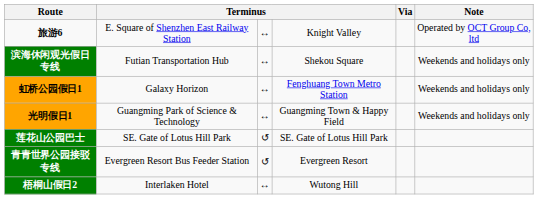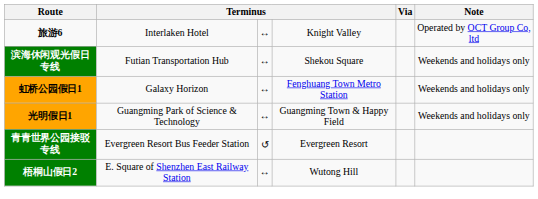(177, 33) E. Square of Shenzhen East Railway Station -> (177, 33) Interlaken Hotel
- row: (50, 137)
(177, 185) Interlaken Hotel -> (177, 172) E. Square of Shenzhen East Railway Station
